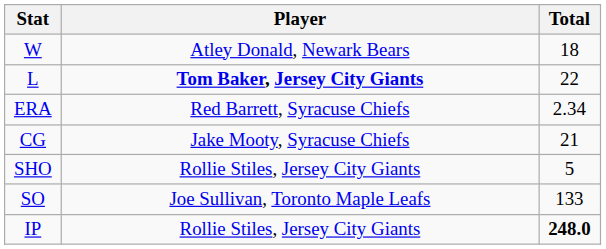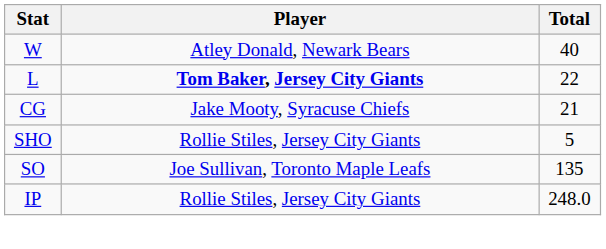(569, 49) 18 -> (569, 49) 40
- row: (33, 109)
(569, 199) 133 -> (569, 169) 135
(569, 229) bold -> (569, 199) normal
